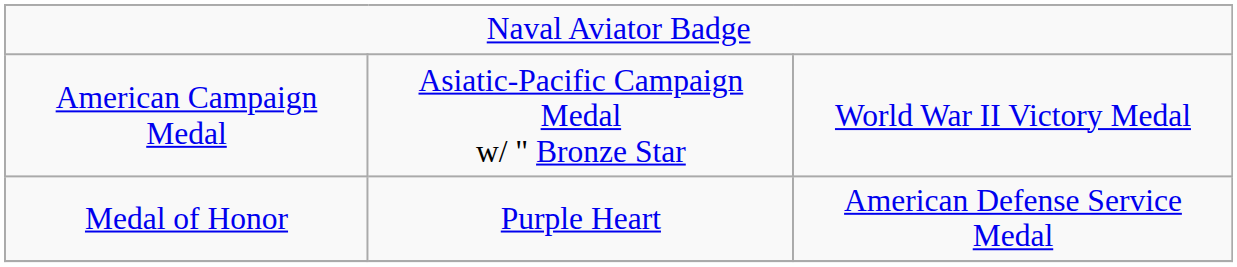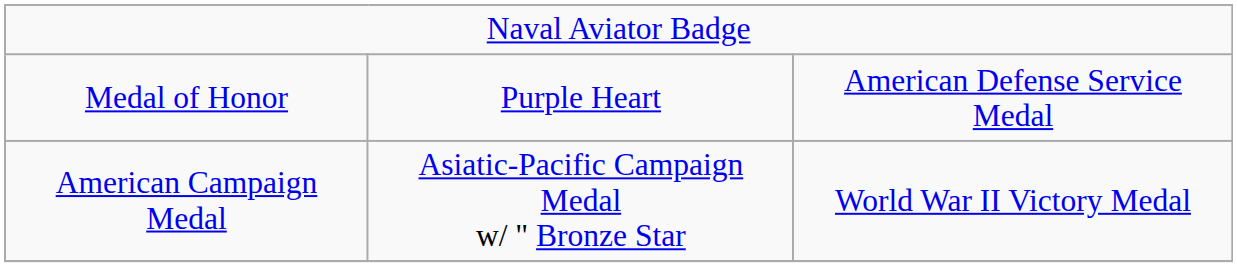rows swapped: (187, 218) <-> (187, 114)
